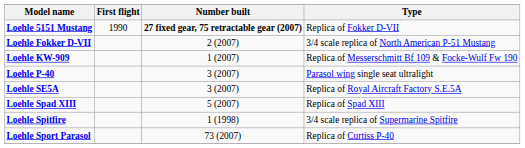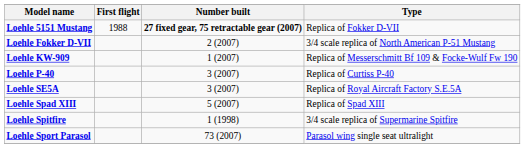(118, 28) 1990 -> (118, 28) 1988
(370, 74) Parasol wing single seat ultralight -> (350, 74) Replica of Curtiss P-40
(350, 136) Replica of Curtiss P-40 -> (370, 136) Parasol wing single seat ultralight
